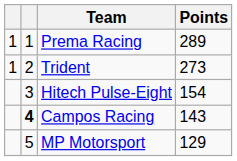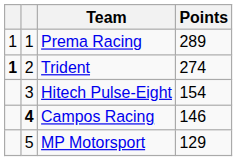(13, 67) normal -> (13, 67) bold
(193, 67) 273 -> (193, 67) 274
(193, 117) 143 -> (193, 117) 146
